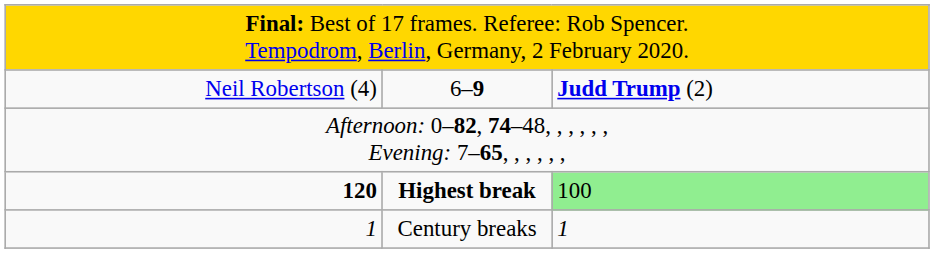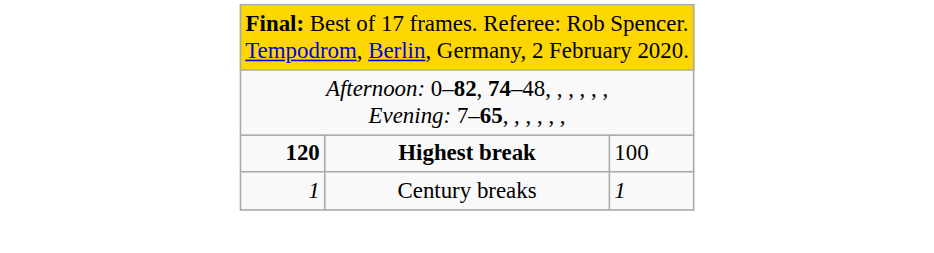- row: (291, 88)
(574, 191) lightgreen background -> (631, 153) no background
